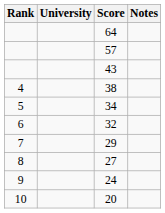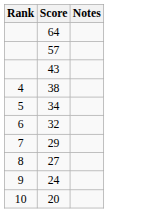- column: (66, 13)
